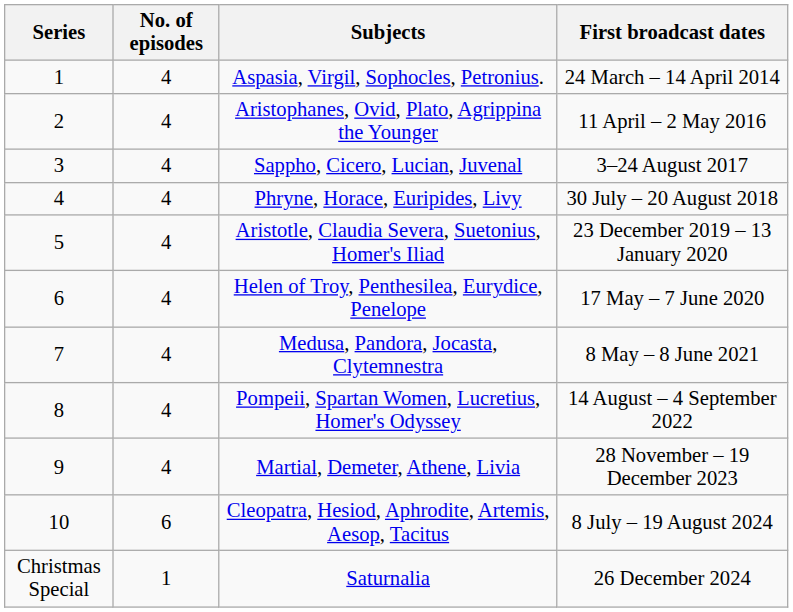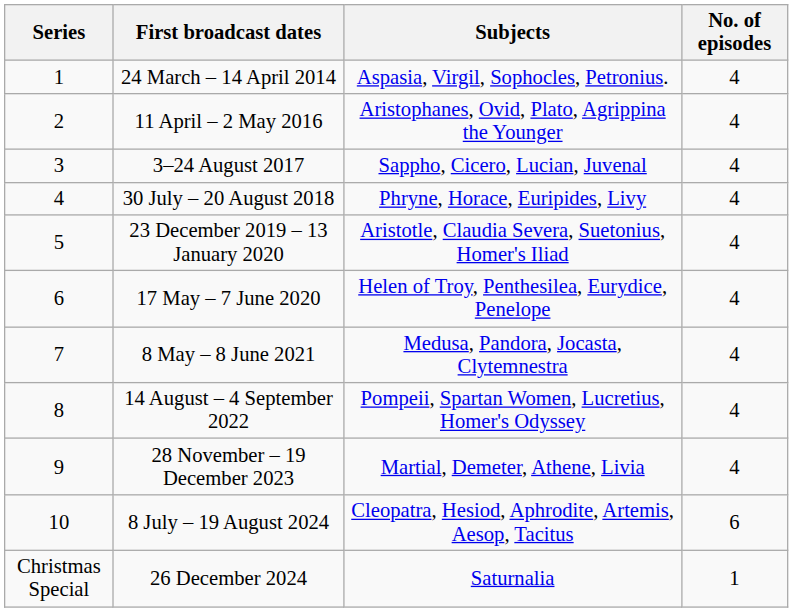columns swapped: (166, 32) <-> (672, 32)
